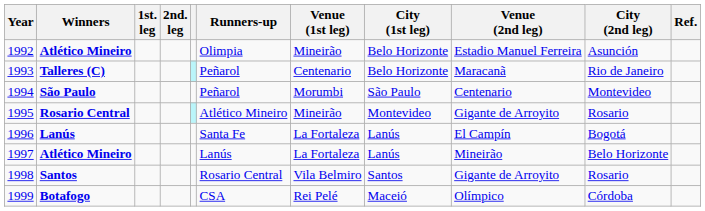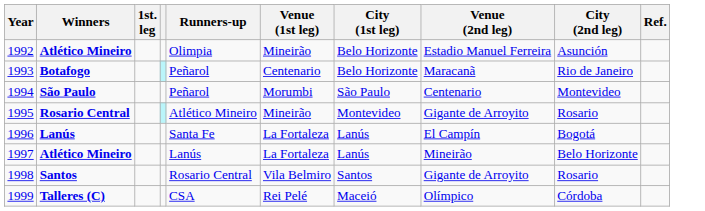- column: (175, 22)
(72, 71) Talleres (C) -> (65, 71) Botafogo
(65, 196) Botafogo -> (72, 196) Talleres (C)
